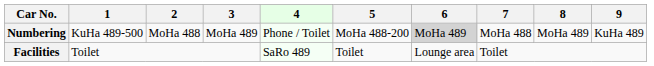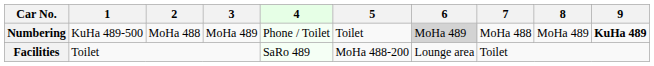(372, 33) MoHa 488-200 -> (349, 33) Toilet
(619, 33) normal -> (620, 33) bold
(349, 52) Toilet -> (372, 52) MoHa 488-200
